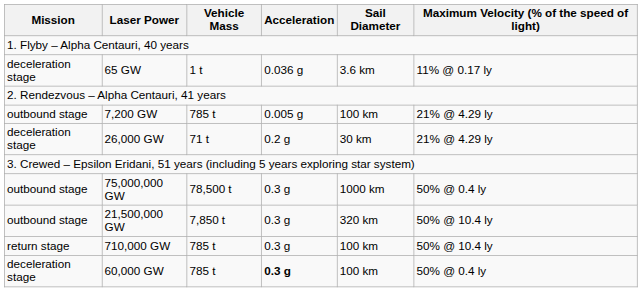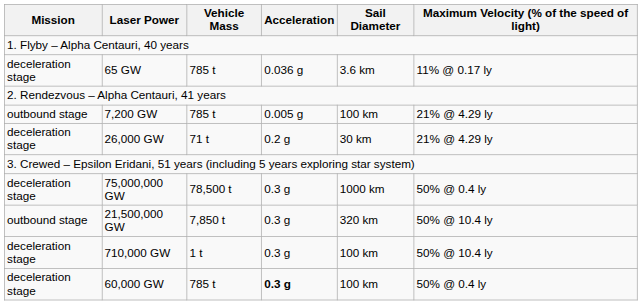(196, 70) 1 t -> (202, 70) 785 t
(47, 189) outbound stage -> (39, 189) deceleration stage
(38, 246) return stage -> (39, 252) deceleration stage
(202, 246) 785 t -> (196, 252) 1 t
